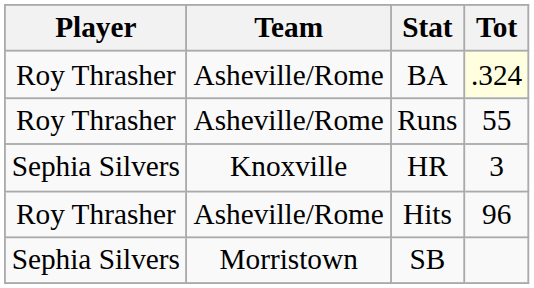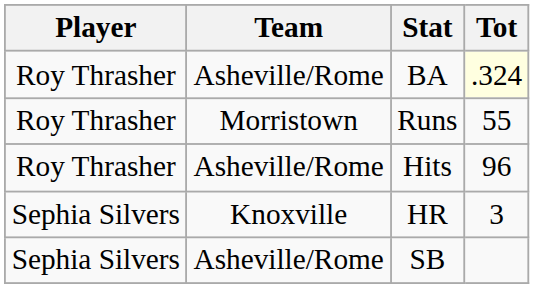(289, 120) Asheville/Rome -> (289, 120) Morristown
rows swapped: (427, 213) <-> (427, 167)
(289, 259) Morristown -> (289, 259) Asheville/Rome
